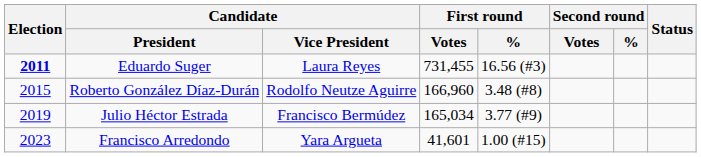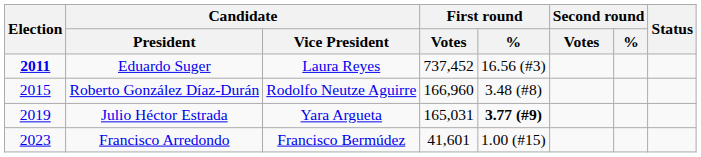(449, 66) 731,455 -> (449, 66) 737,452
(341, 115) Francisco Bermúdez -> (341, 115) Yara Argueta
(449, 115) 165,034 -> (449, 115) 165,031
(513, 115) normal -> (513, 115) bold
(341, 139) Yara Argueta -> (341, 139) Francisco Bermúdez
